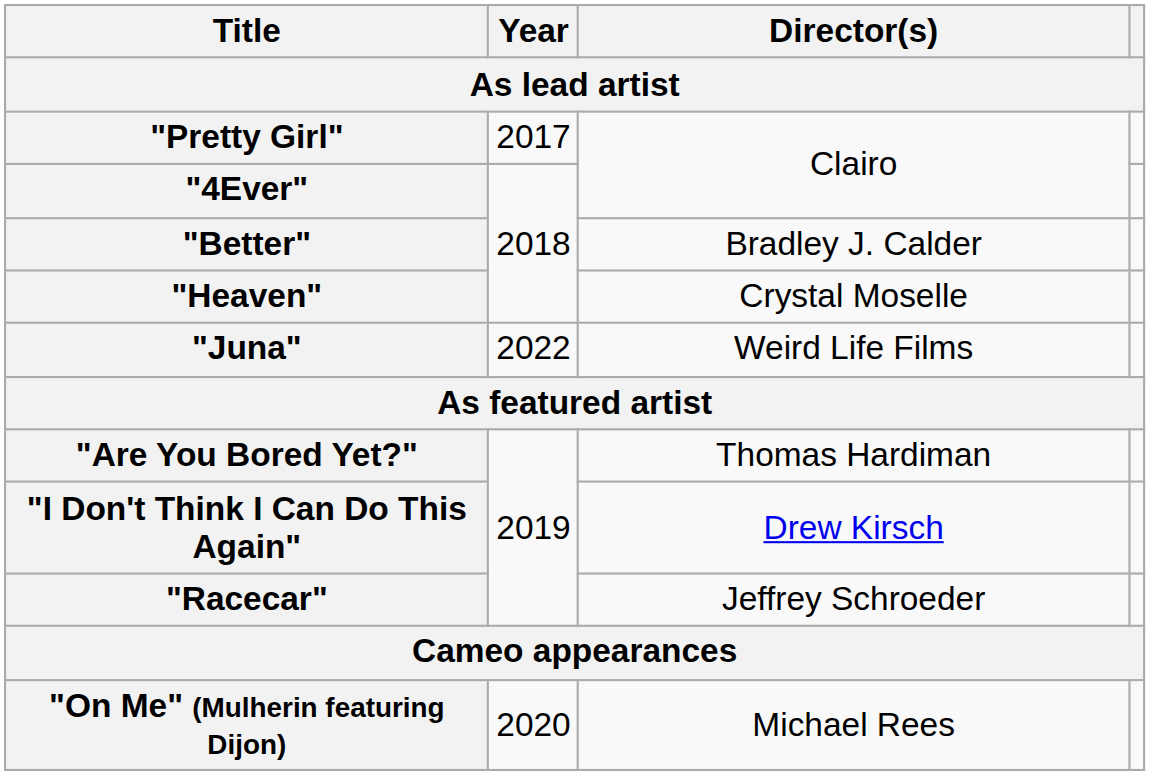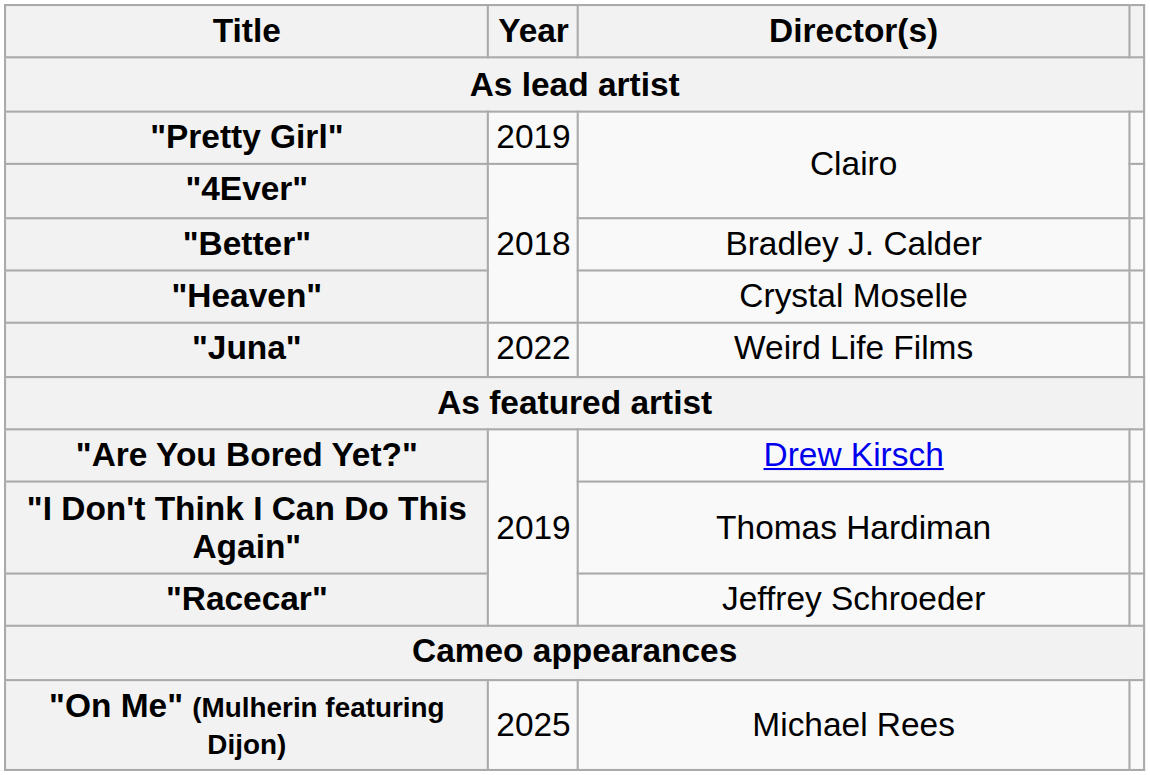(534, 137) 2017 -> (534, 137) 2019
(854, 455) Thomas Hardiman -> (854, 455) Drew Kirsch
(854, 527) Drew Kirsch -> (854, 527) Thomas Hardiman
(534, 723) 2020 -> (534, 723) 2025
